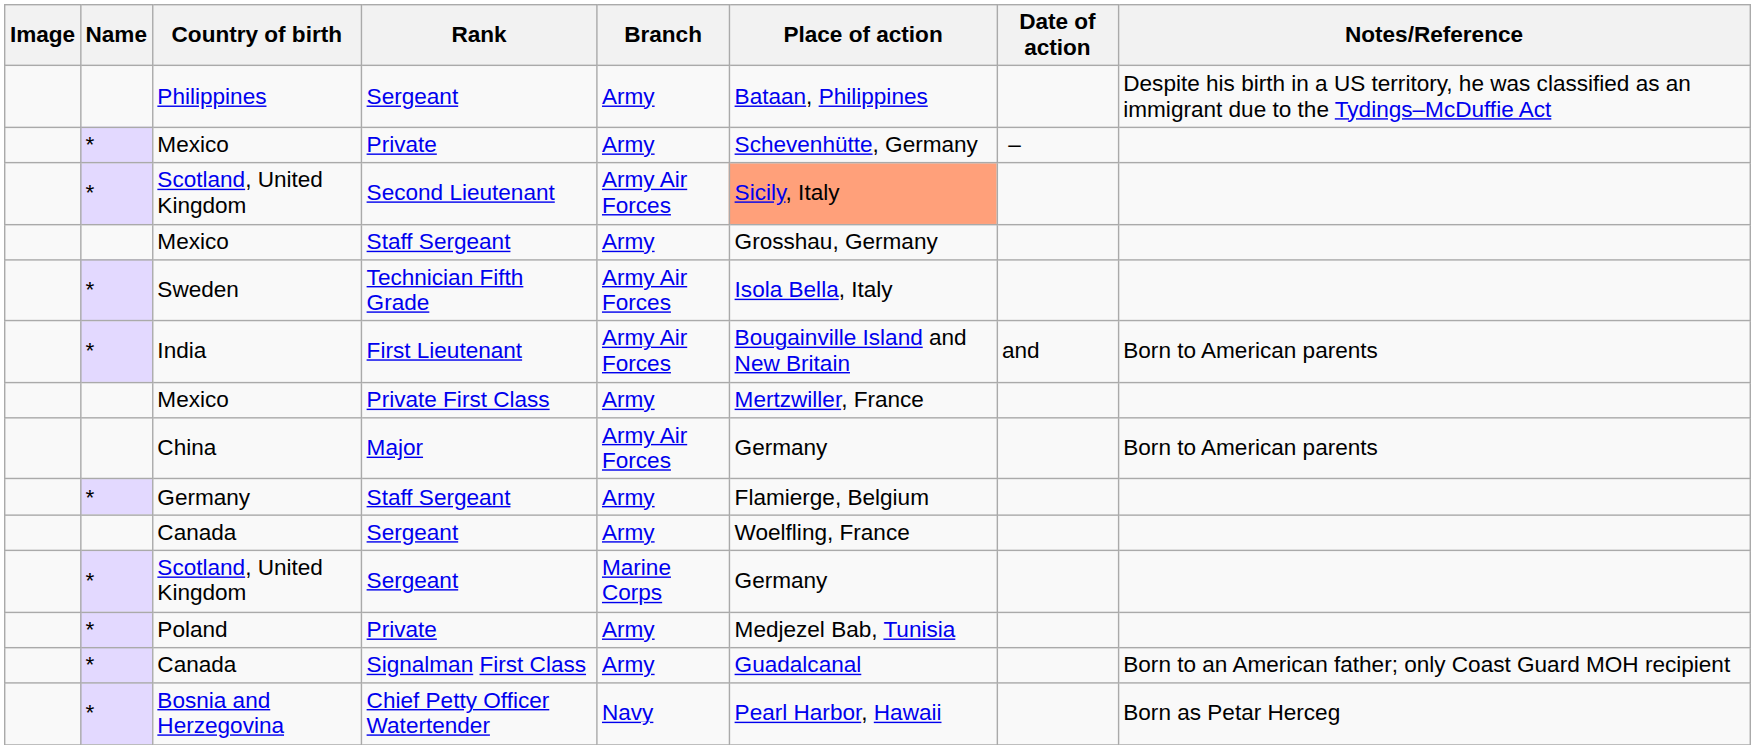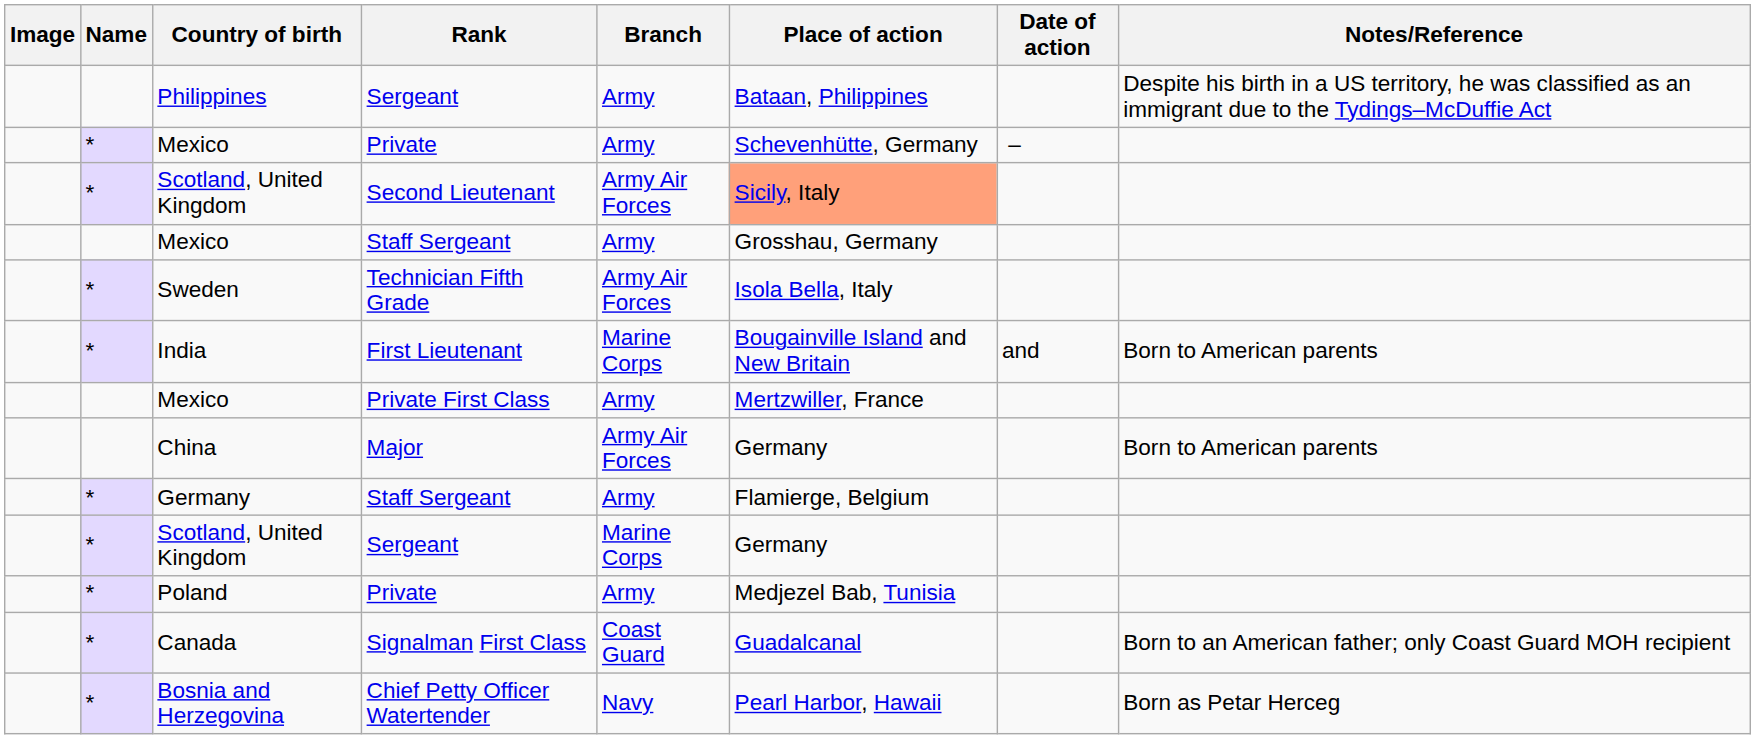(645, 351) Army Air Forces -> (636, 351) Marine Corps
- row: (197, 532)
(628, 665) Army -> (633, 642) Coast Guard
